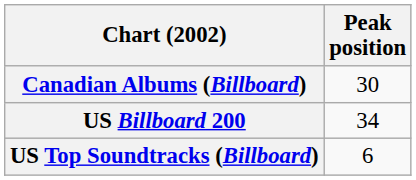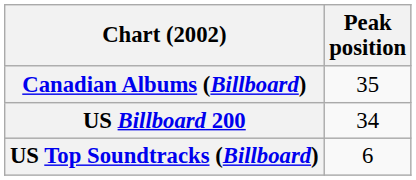(368, 84) 30 -> (368, 84) 35
